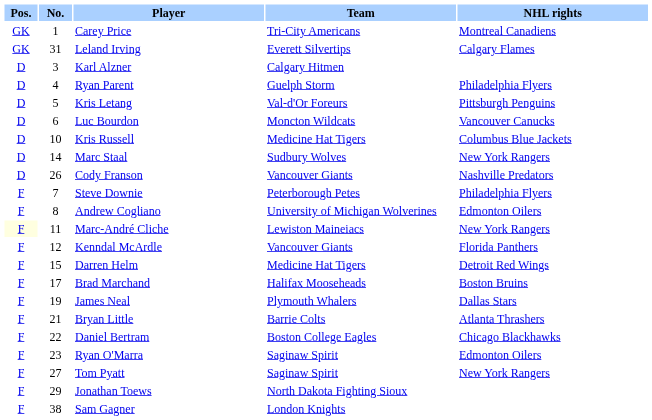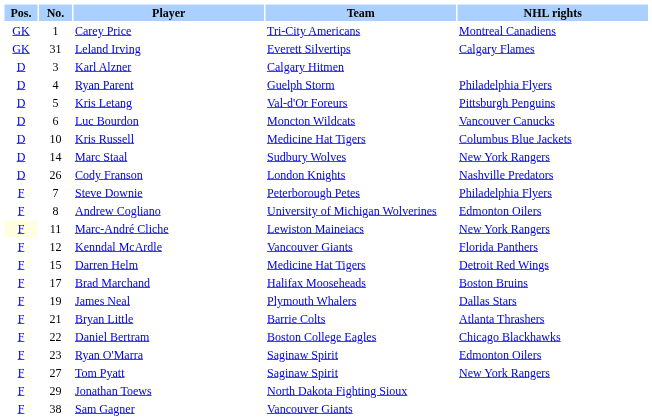(310, 174) Vancouver Giants -> (306, 174) London Knights
(306, 408) London Knights -> (310, 408) Vancouver Giants
